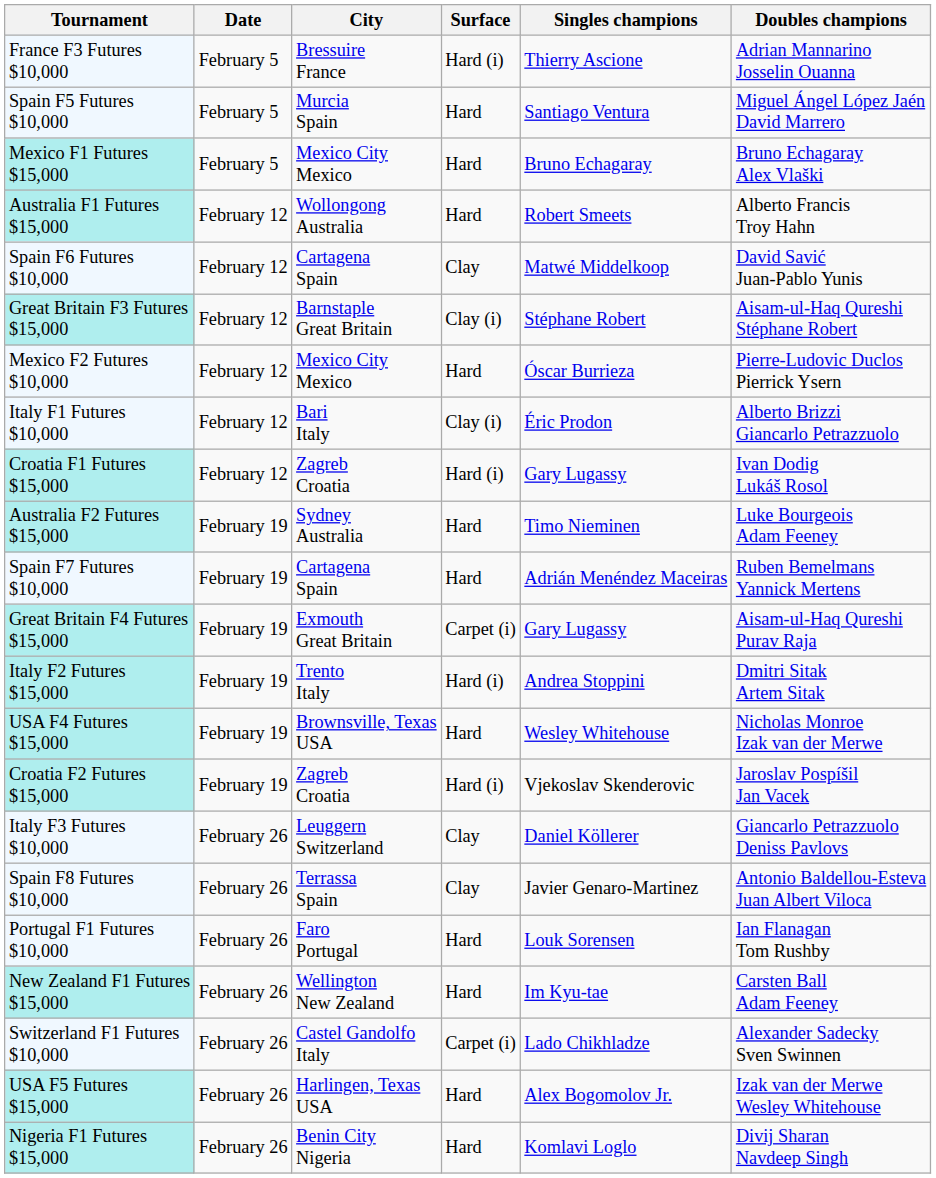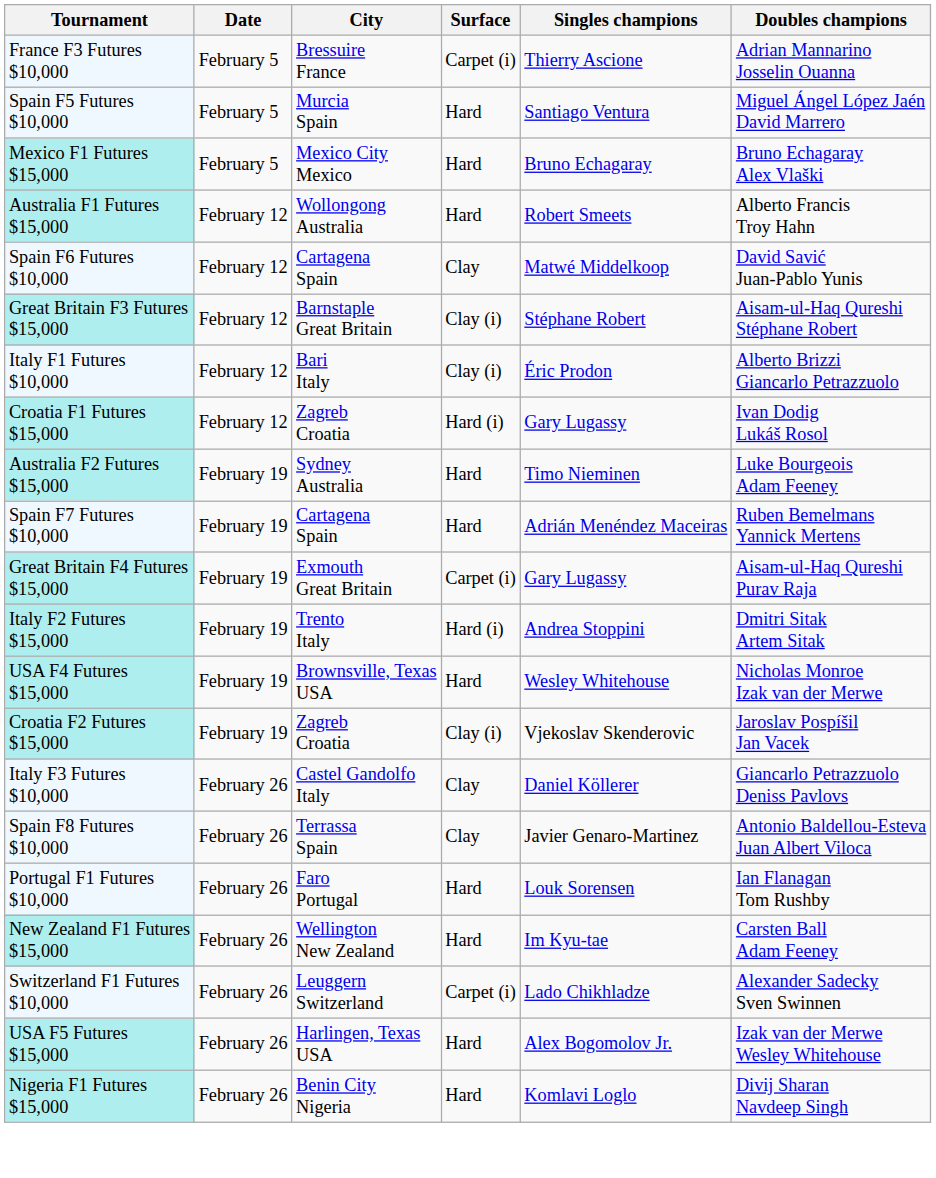(474, 60) Hard (i) -> (480, 60) Carpet (i)
- row: (78, 371)
(474, 785) Hard (i) -> (473, 733) Clay (i)
(340, 837) Leuggern Switzerland -> (356, 785) Castel Gandolfo Italy
(356, 1044) Castel Gandolfo Italy -> (340, 992) Leuggern Switzerland
